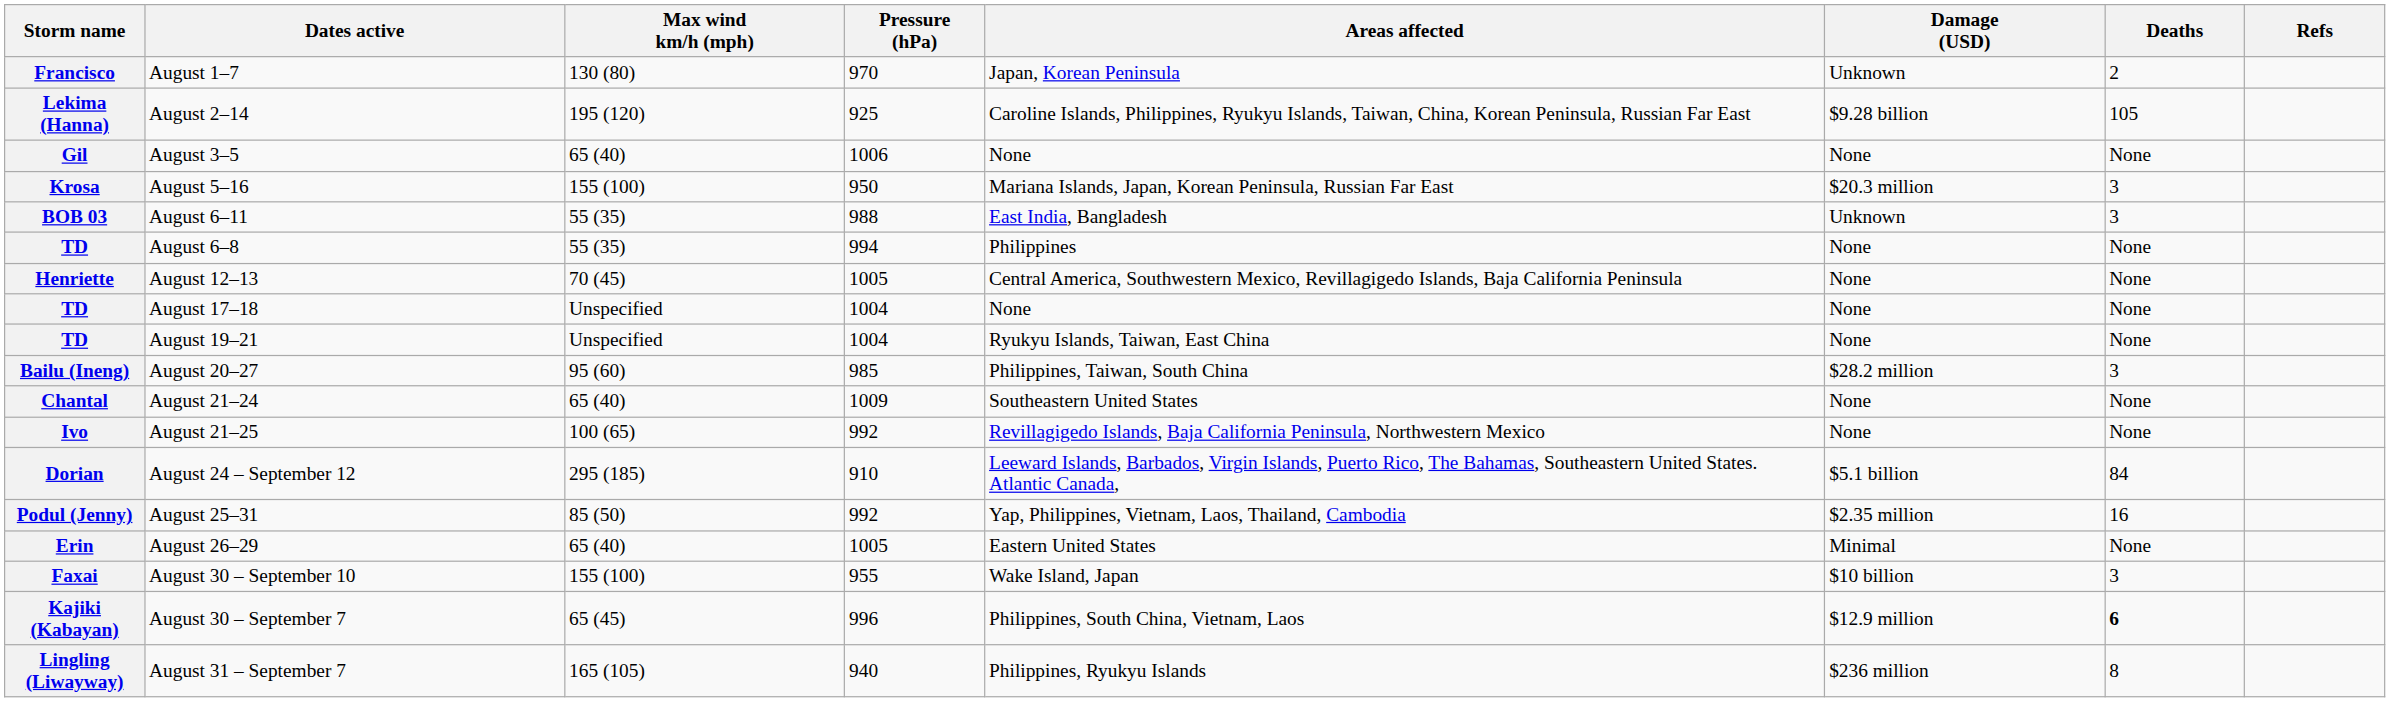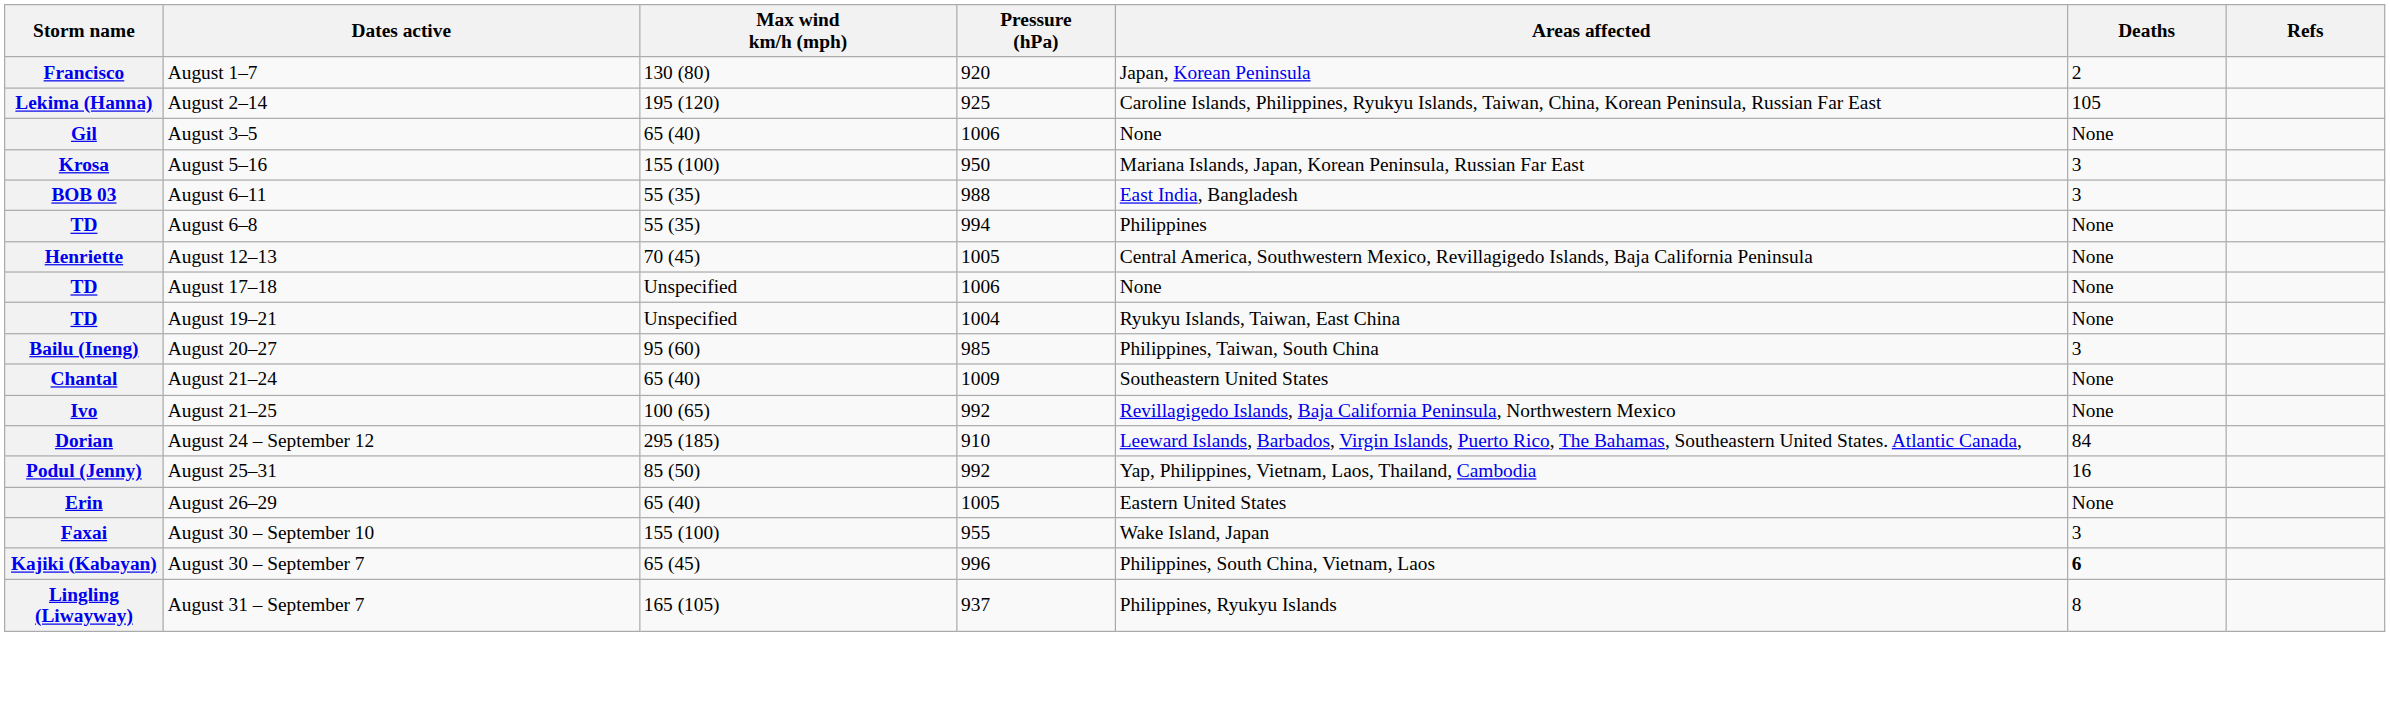- column: (1965, 30)
(864, 72) 970 -> (976, 72) 920
(868, 309) 1004 -> (980, 287) 1006
(864, 670) 940 -> (976, 605) 937
